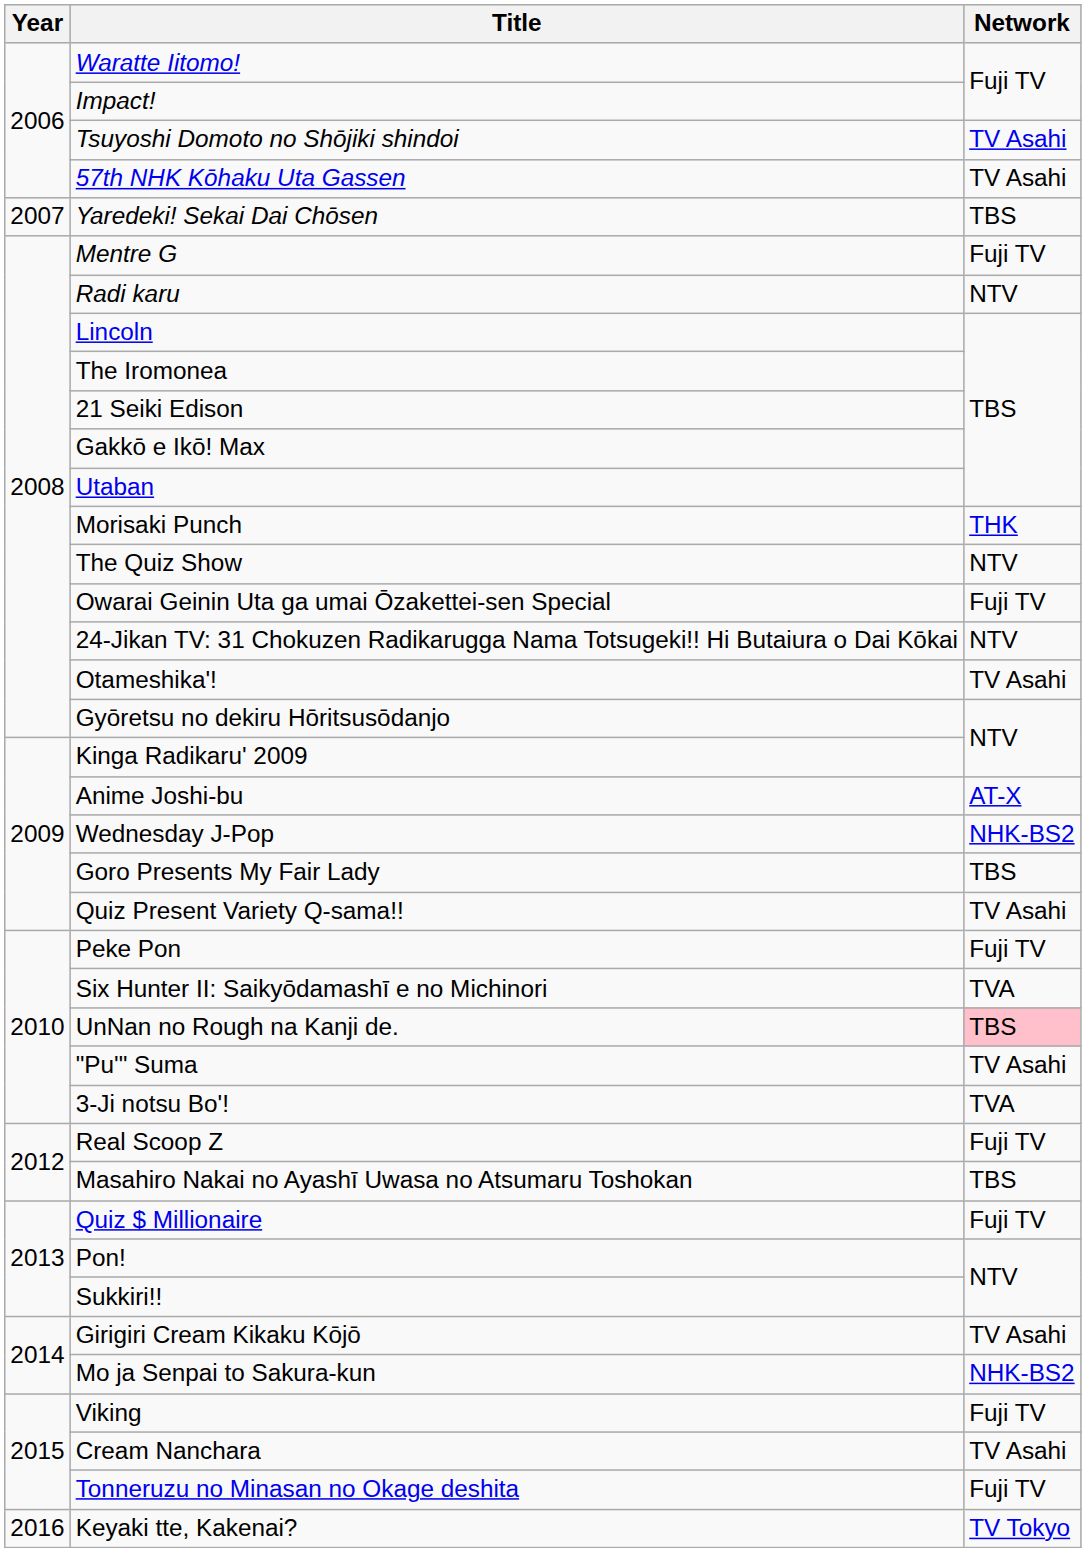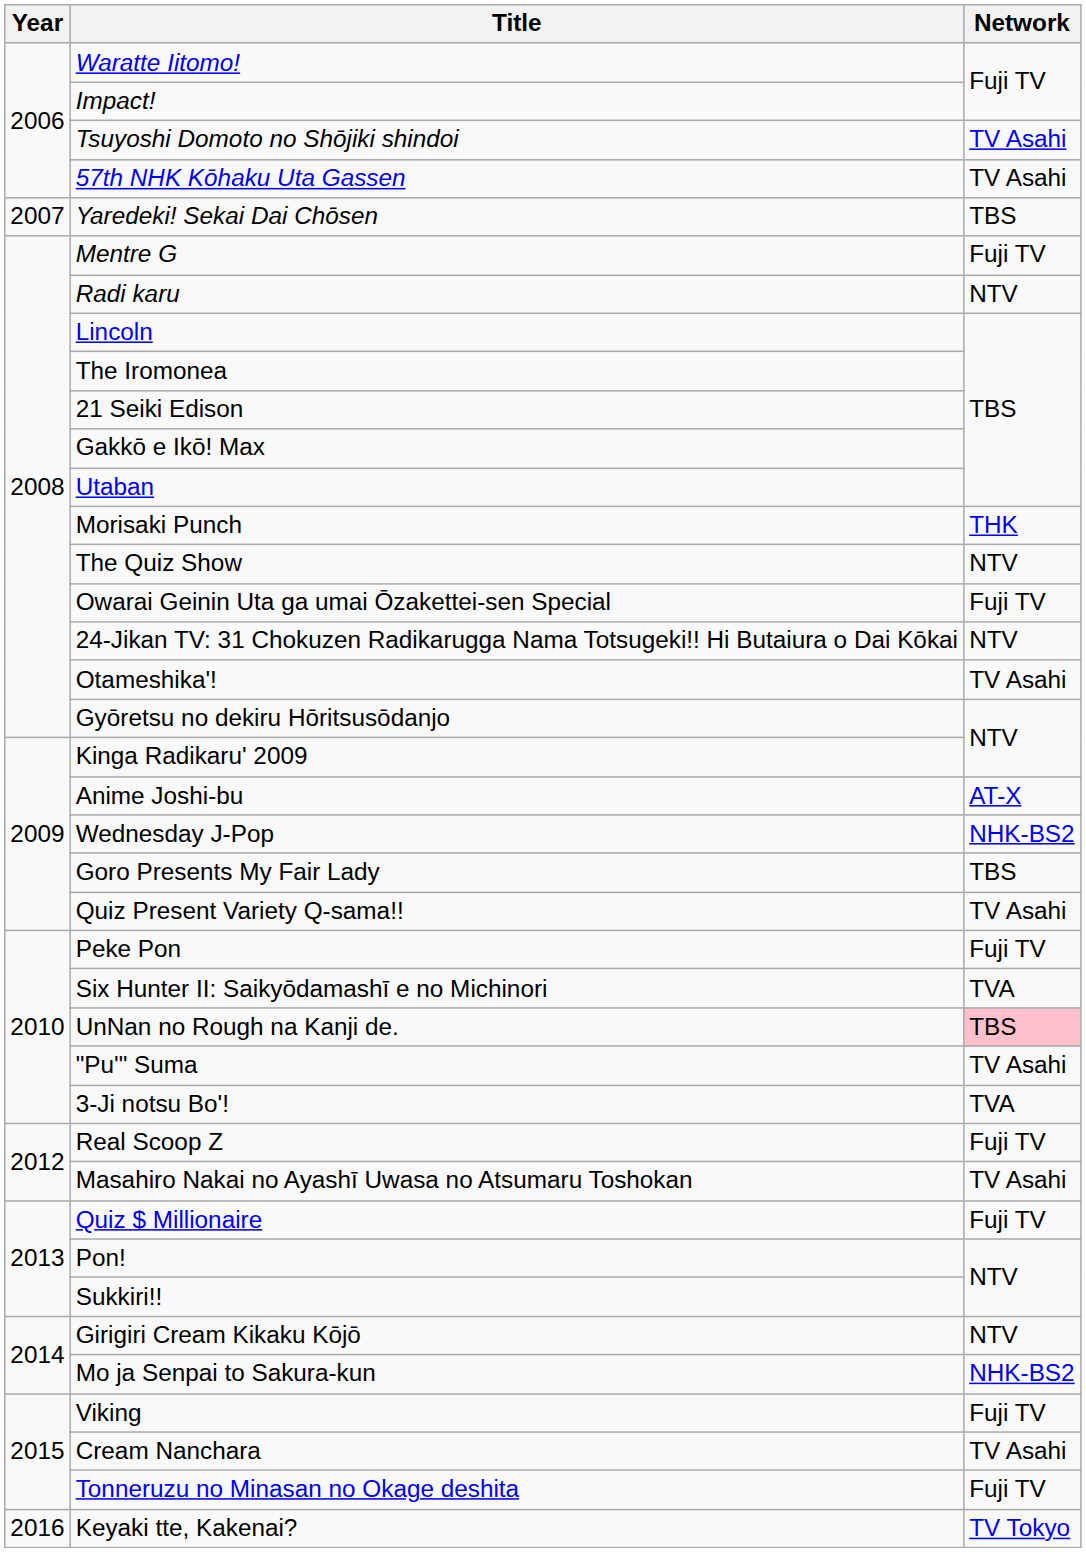(993, 1180) TBS -> (1018, 1180) TV Asahi
(1018, 1335) TV Asahi -> (994, 1335) NTV
